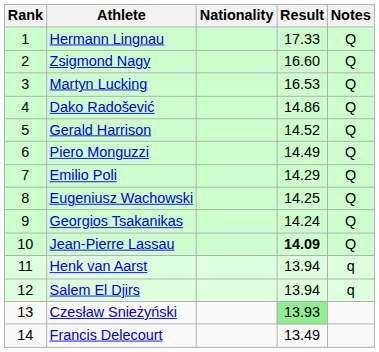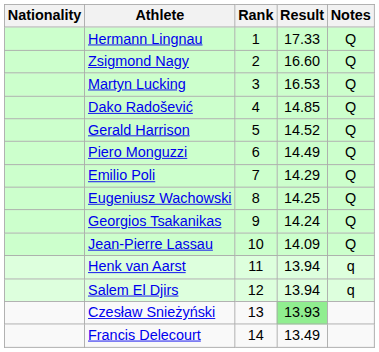columns swapped: (25, 15) <-> (237, 15)
(302, 107) 14.86 -> (302, 107) 14.85
(302, 244) bold -> (302, 244) normal
